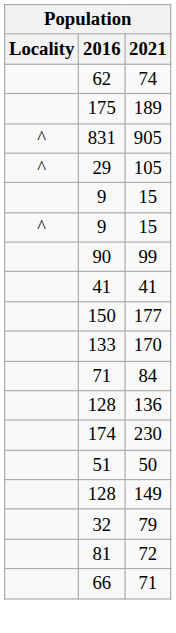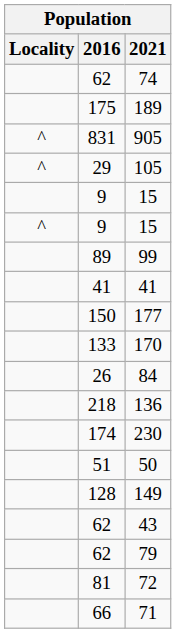(102, 256) 90 -> (102, 256) 89
(102, 375) 71 -> (102, 375) 26
(102, 405) 128 -> (102, 405) 218
+ row: (42, 524)
(102, 524) 32 -> (102, 553) 62
